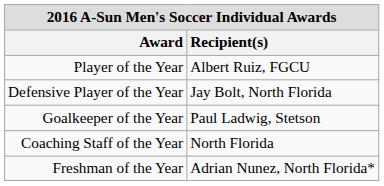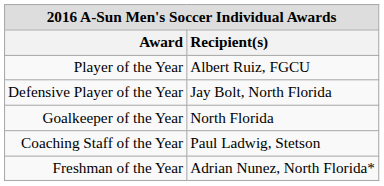(255, 118) Paul Ladwig, Stetson -> (232, 118) North Florida
(232, 143) North Florida -> (255, 143) Paul Ladwig, Stetson
